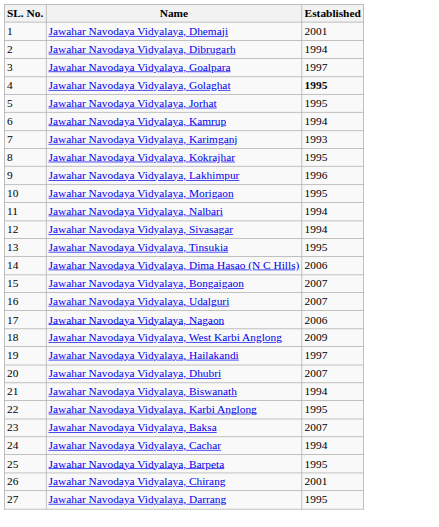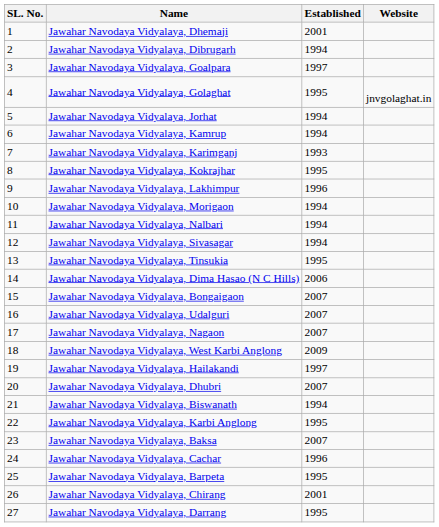+ column: (399, 13)
(316, 85) bold -> (316, 91) normal
(316, 103) 1995 -> (316, 116) 1994
(316, 193) 1995 -> (316, 206) 1994
(316, 319) 2006 -> (316, 332) 2007
(316, 445) 1994 -> (316, 458) 1996
